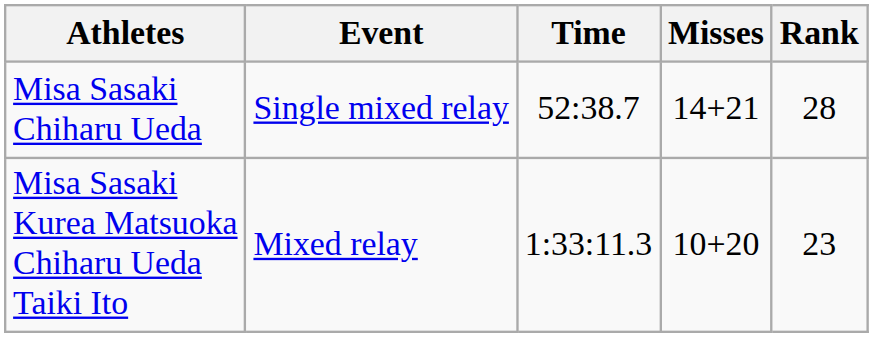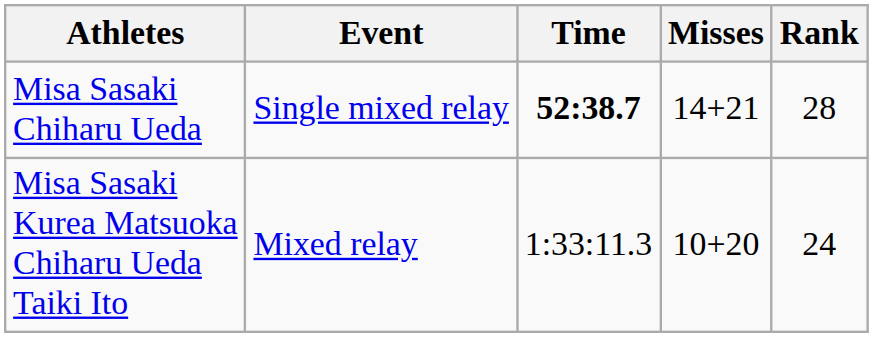(588, 108) normal -> (588, 108) bold
(819, 244) 23 -> (819, 244) 24
